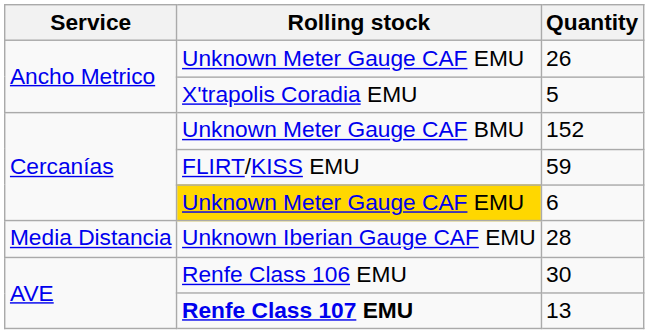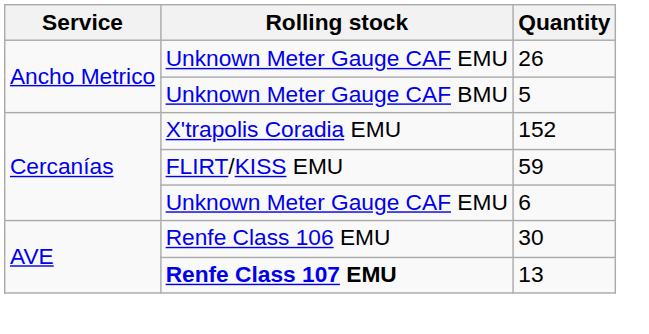(300, 94) X'trapolis Coradia EMU -> (337, 94) Unknown Meter Gauge CAF BMU
(353, 130) Unknown Meter Gauge CAF BMU -> (283, 130) X'trapolis Coradia EMU
(353, 202) gold background -> (337, 202) no background
- row: (559, 238)
